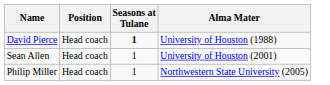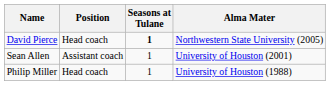(218, 40) University of Houston (1988) -> (249, 40) Northwestern State University (2005)
(85, 56) Head coach -> (93, 56) Assistant coach
(234, 72) Northwestern State University (2005) -> (234, 72) University of Houston (1988)
